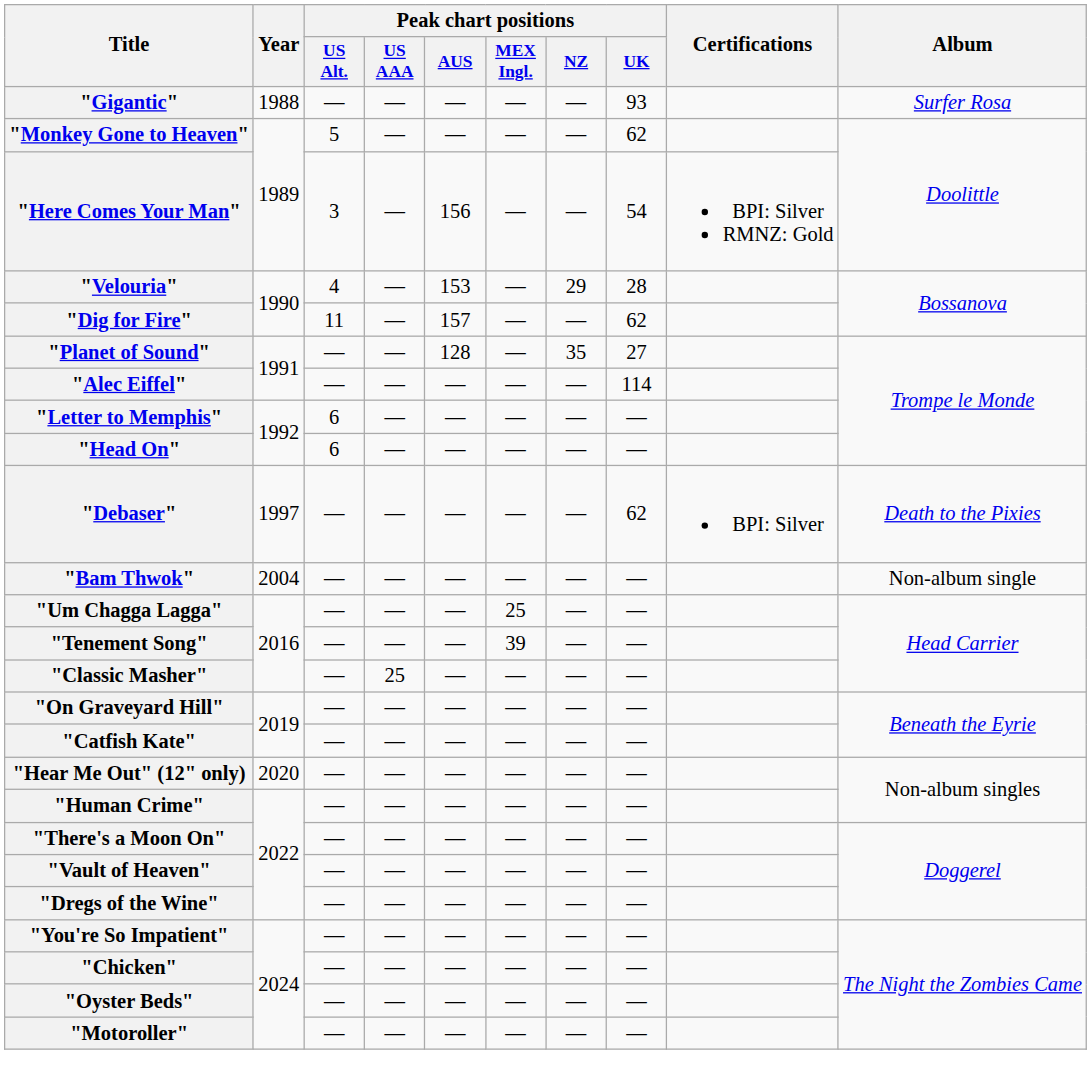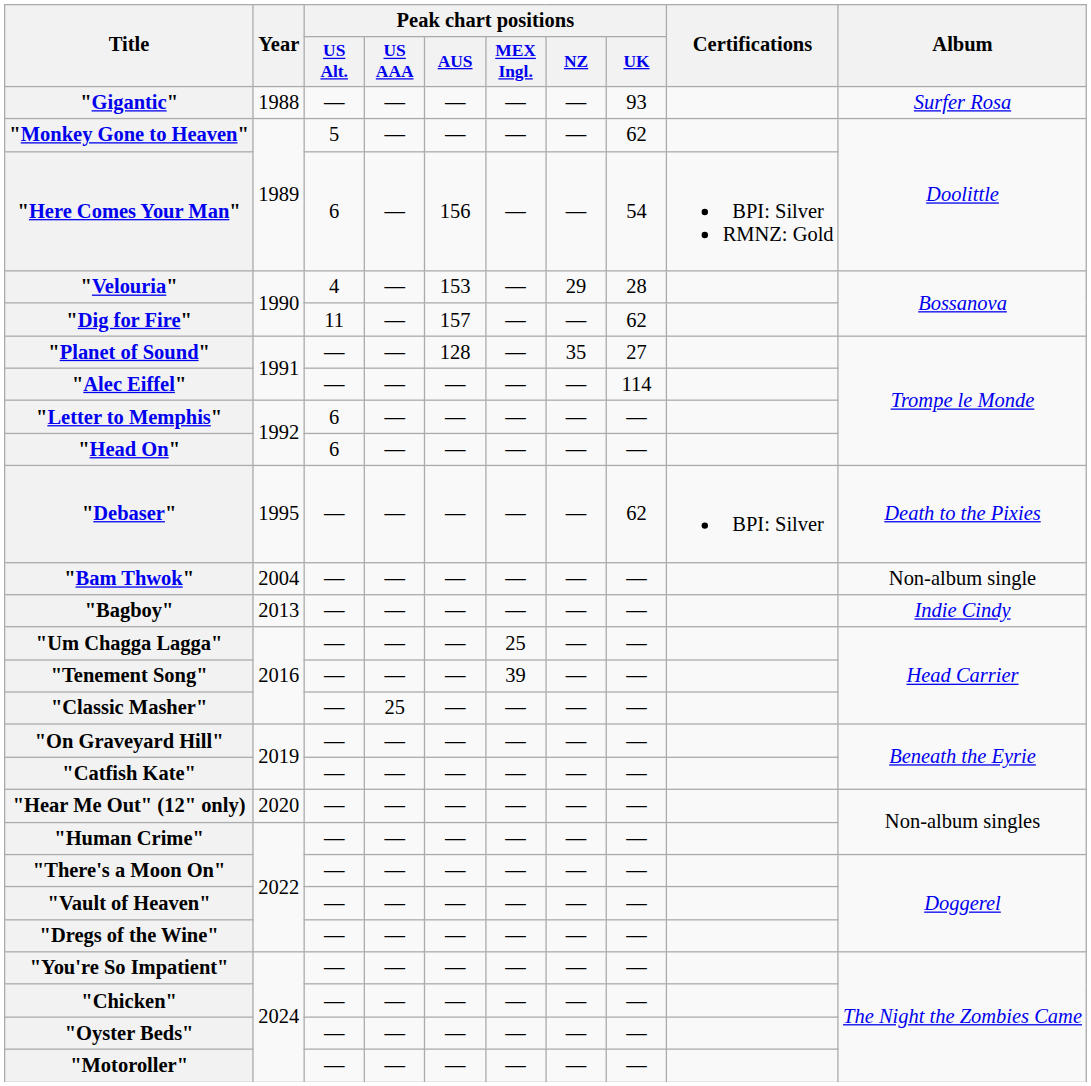(334, 210) 3 -> (334, 210) 6
(279, 513) 1997 -> (279, 513) 1995
+ row: (129, 610)
